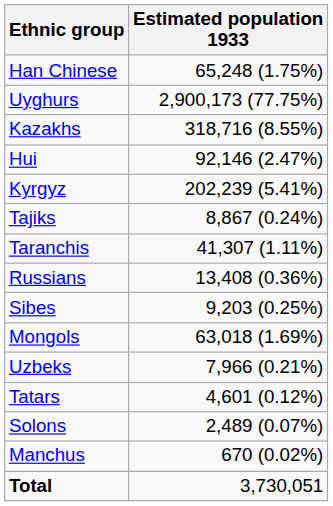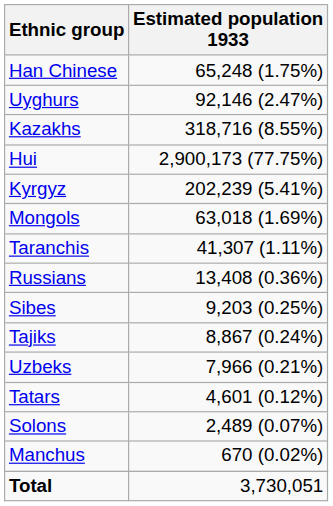(241, 99) 2,900,173 (77.75%) -> (259, 99) 92,146 (2.47%)
(259, 159) 92,146 (2.47%) -> (241, 159) 2,900,173 (77.75%)
rows swapped: (44, 337) <-> (32, 218)
